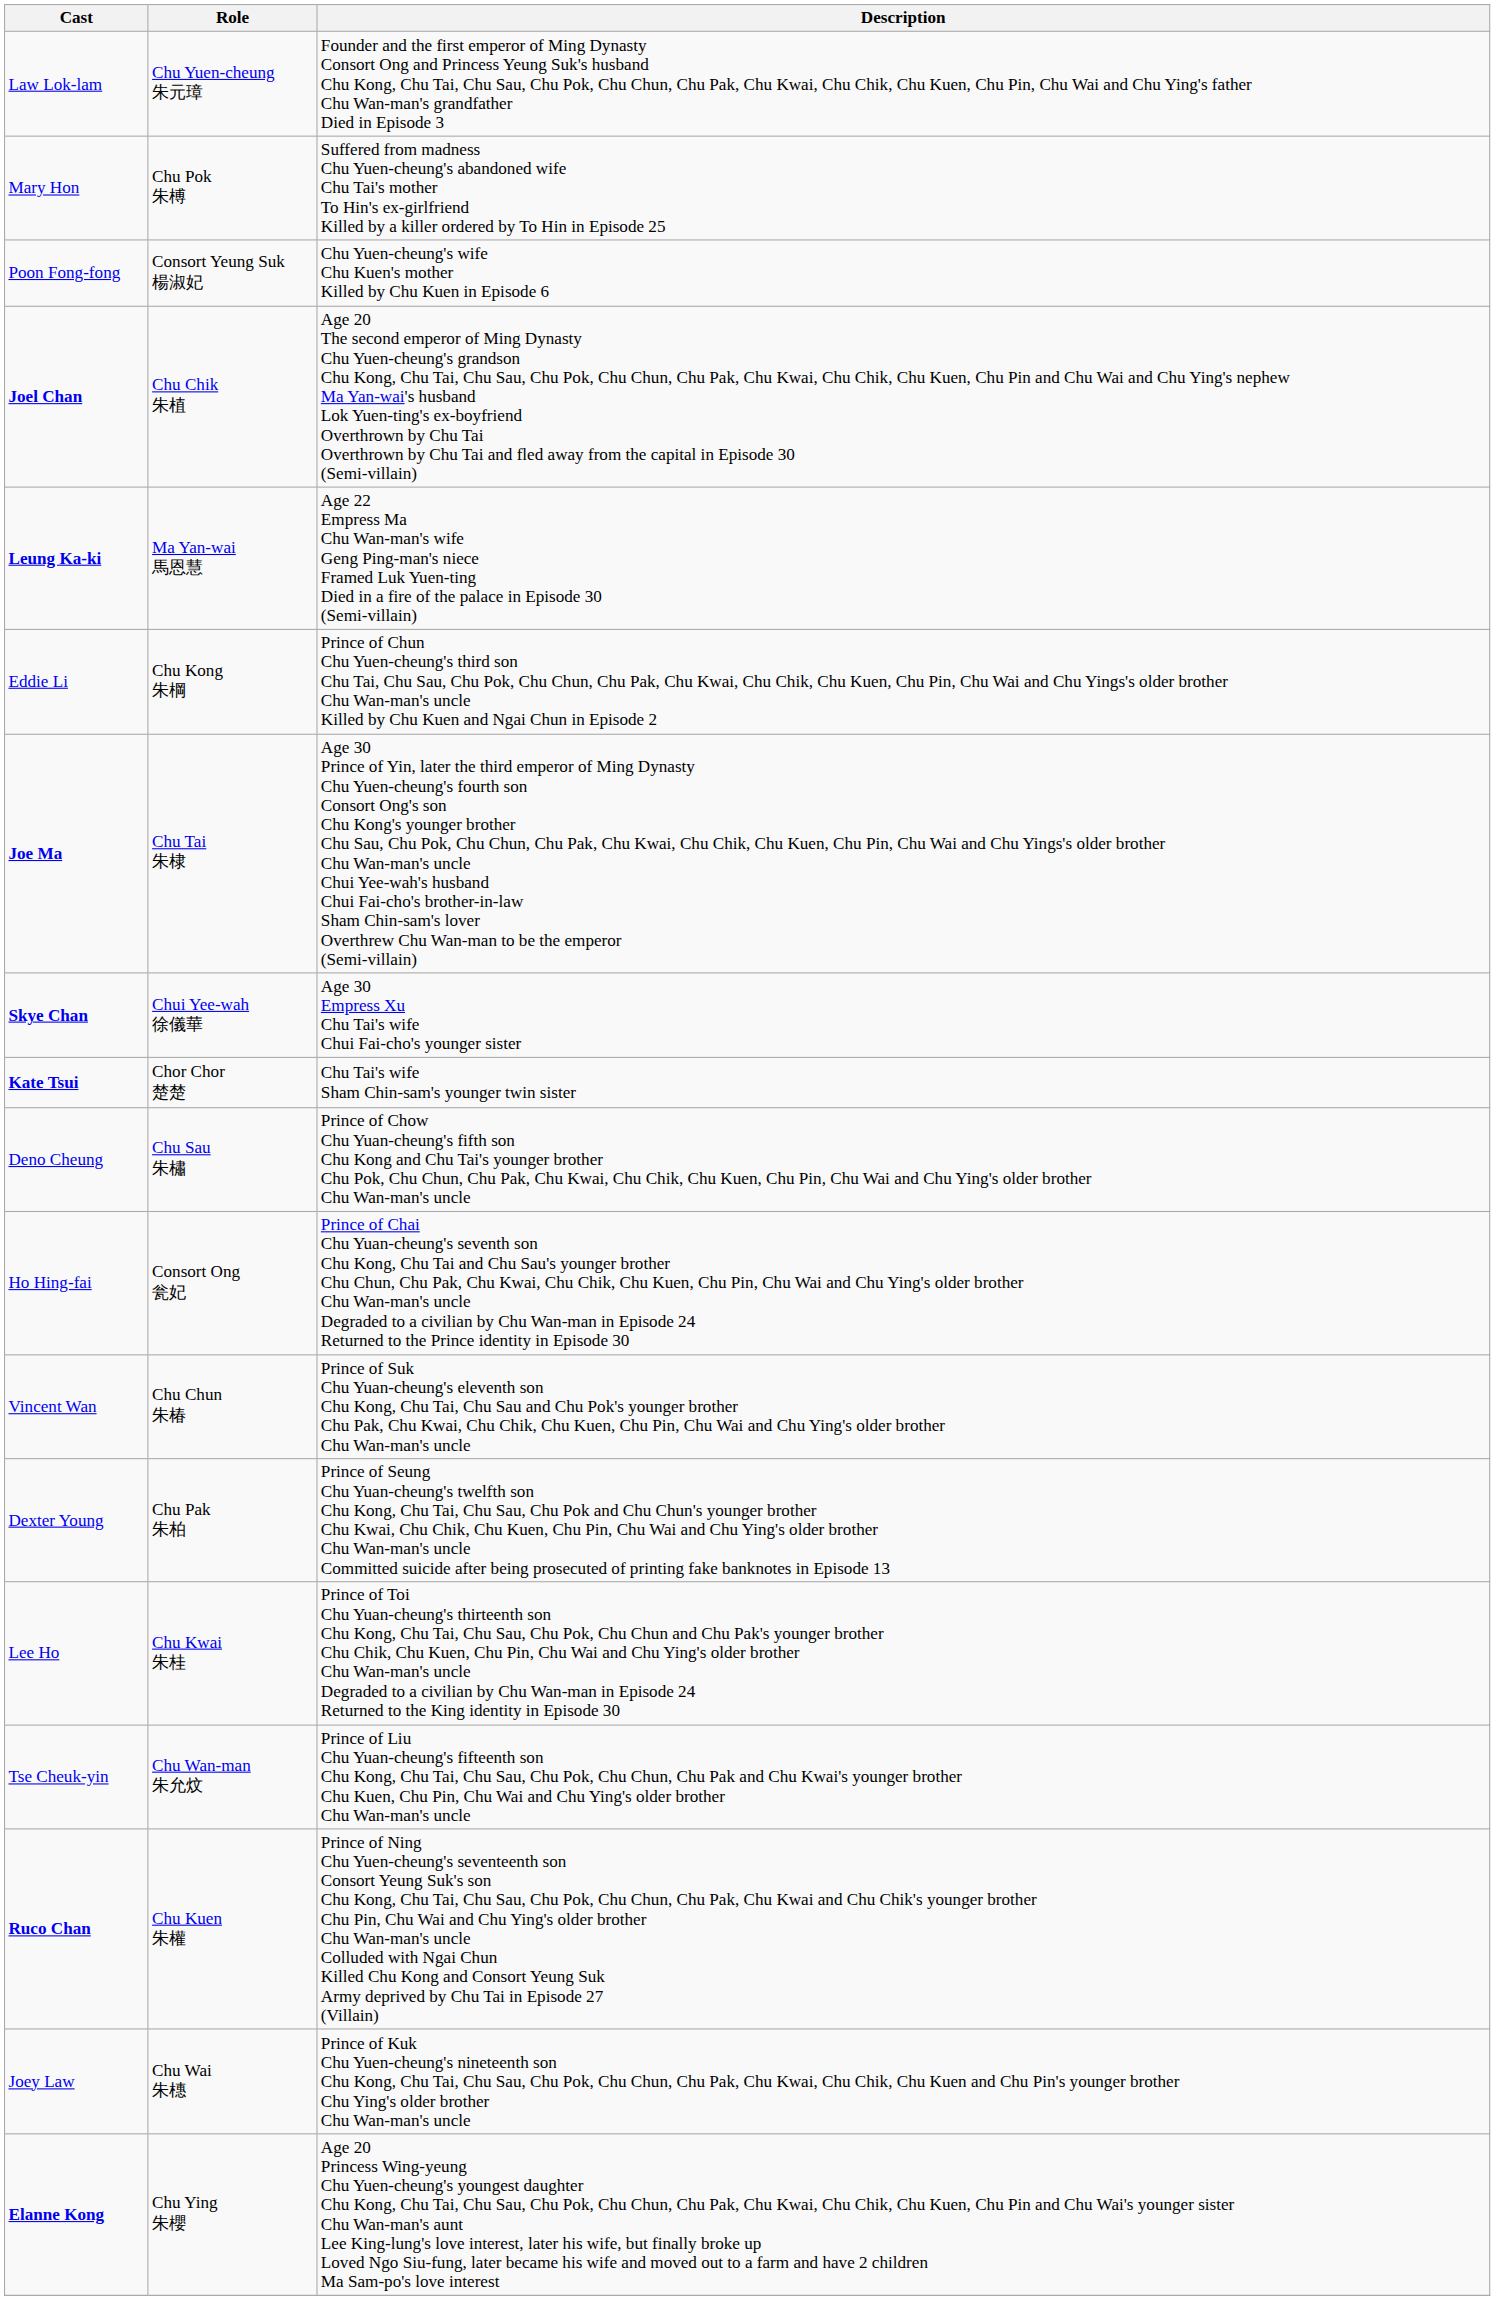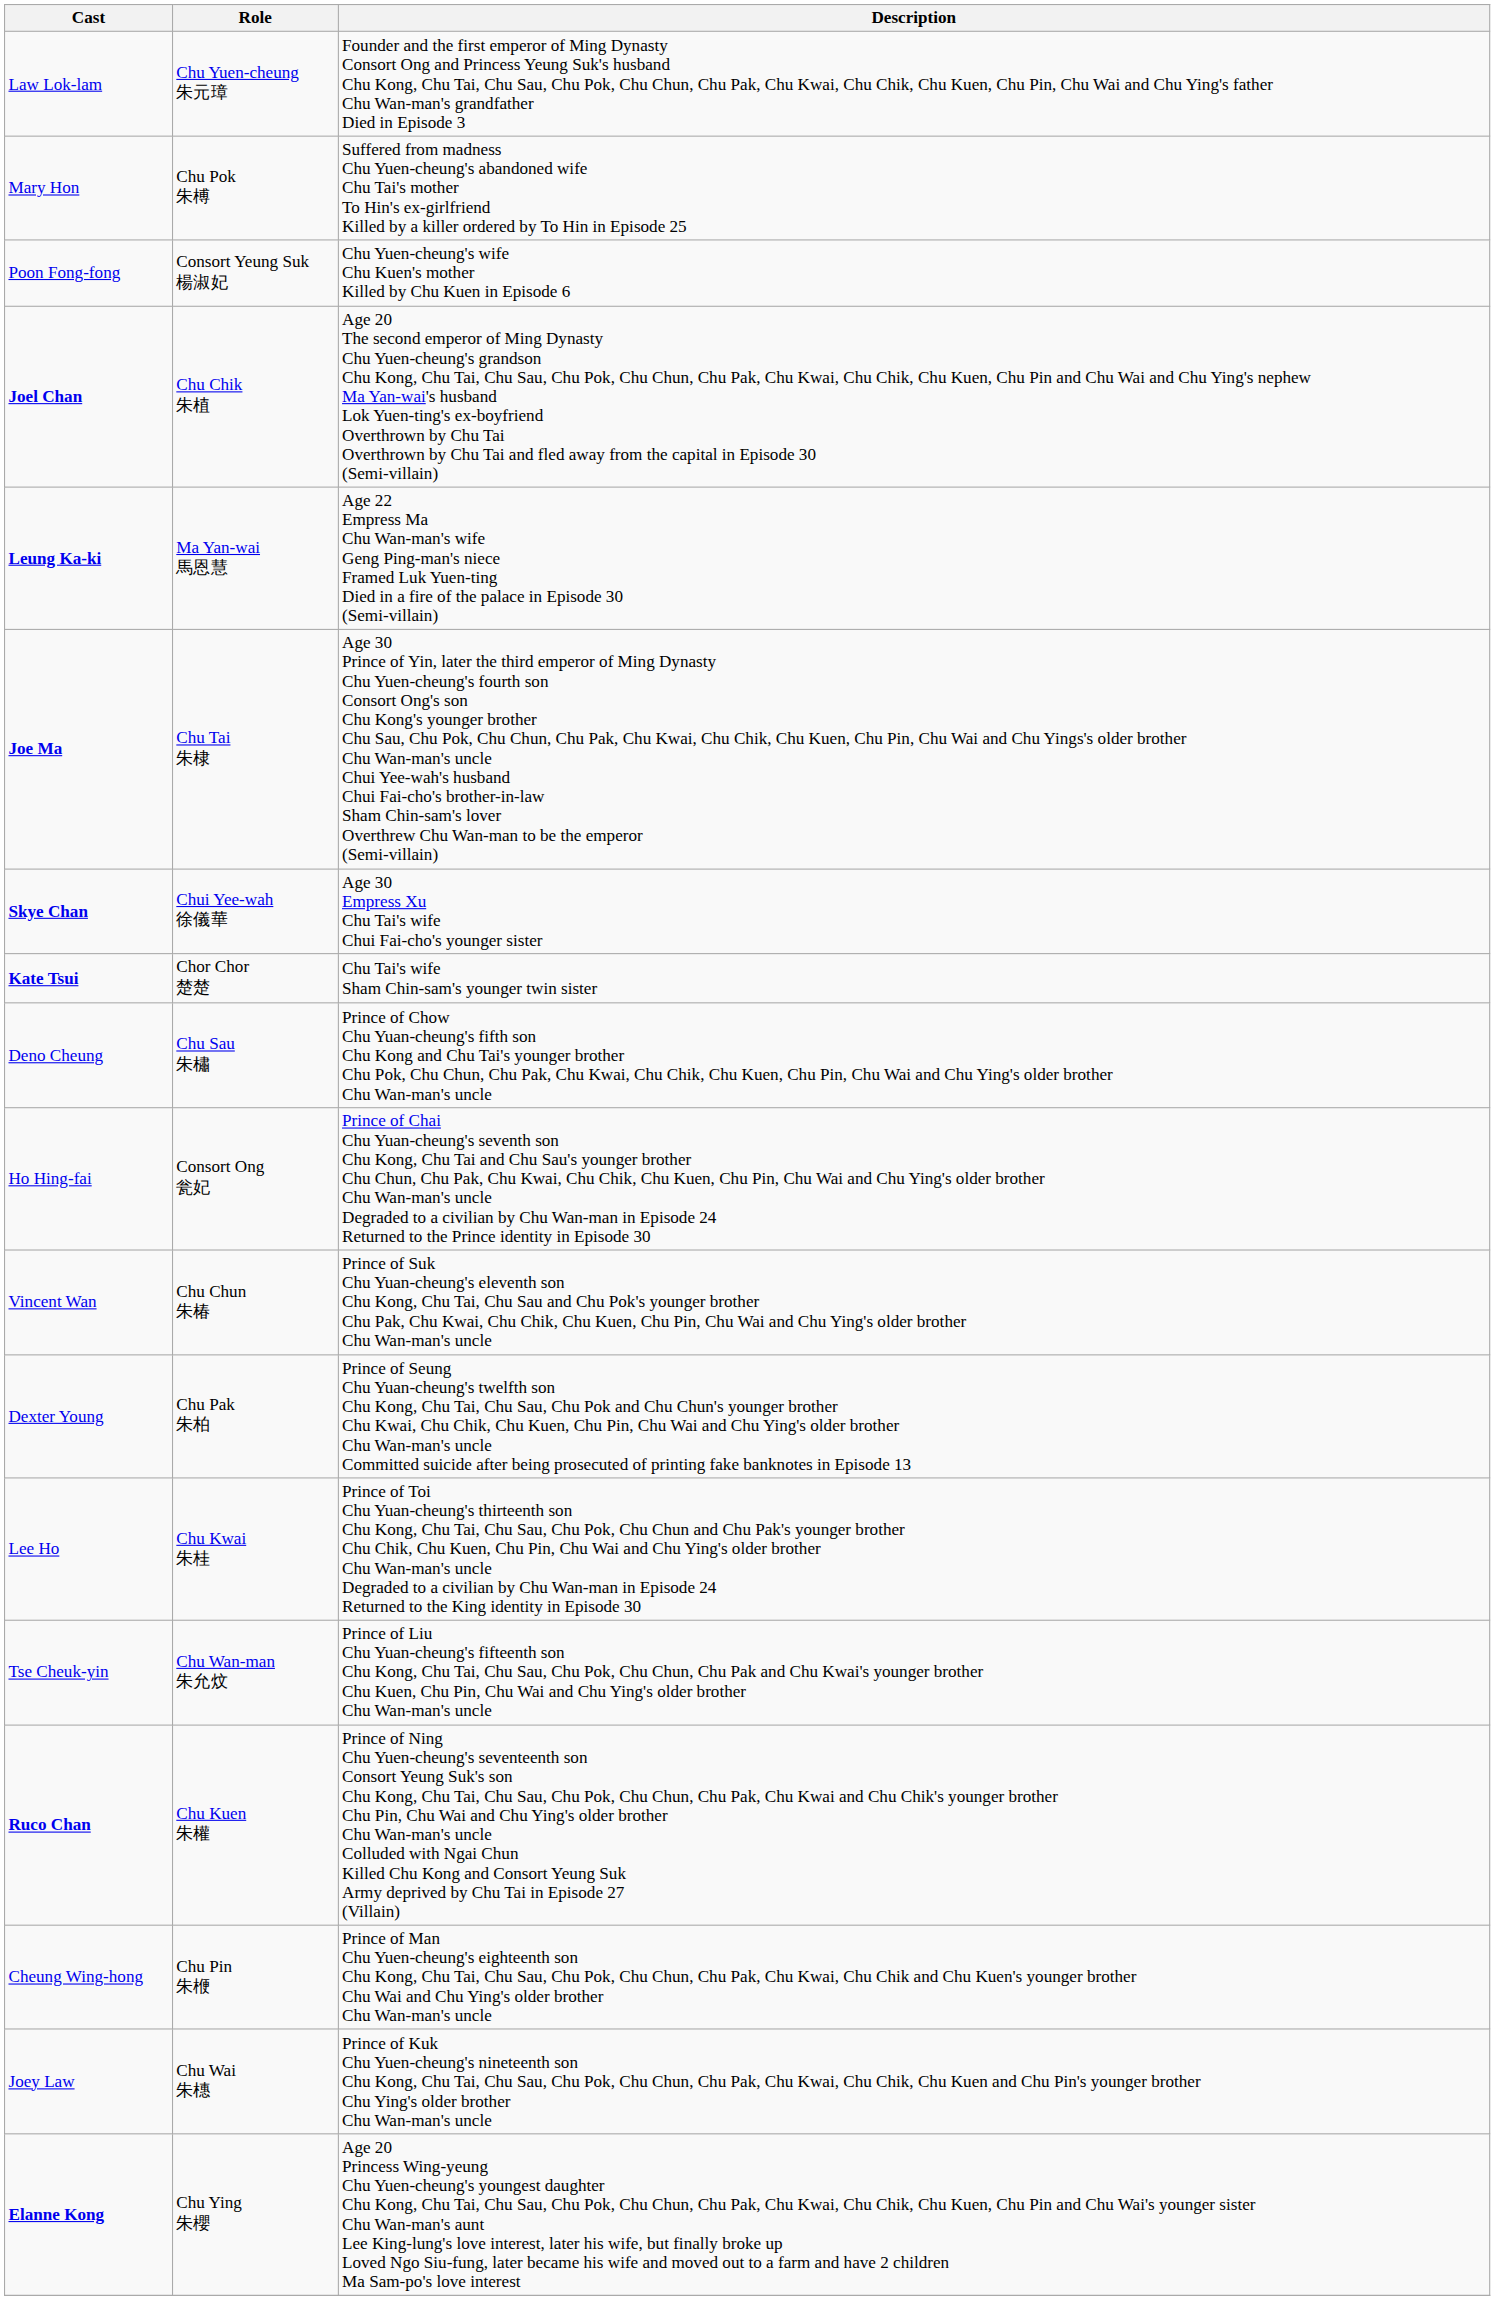- row: (38, 681)
+ row: (76, 1977)
